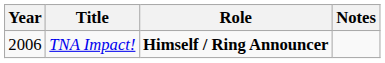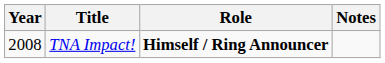(25, 44) 2006 -> (25, 44) 2008
